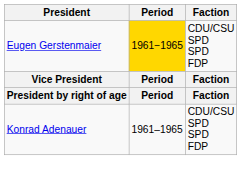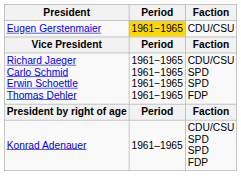(211, 46) CDU/CSU SPD SPD FDP -> (211, 28) CDU/CSU
+ row: (42, 78)
